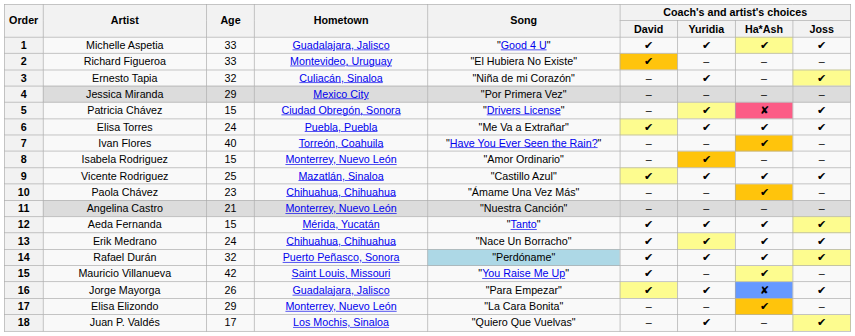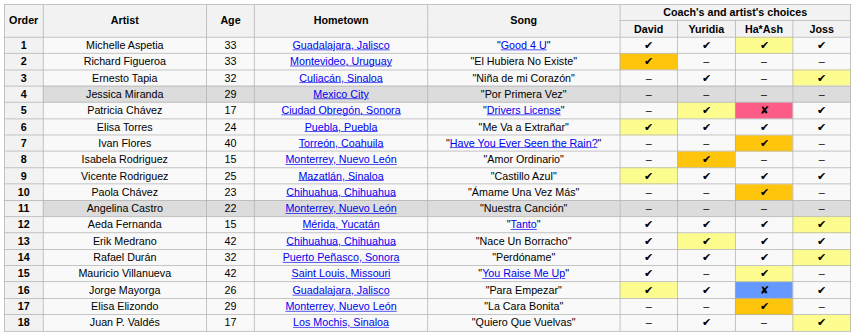(231, 110) 15 -> (231, 110) 17
(231, 208) 21 -> (231, 208) 22
(231, 241) 24 -> (231, 241) 42
(524, 257) lightblue background -> (524, 257) no background
